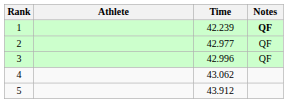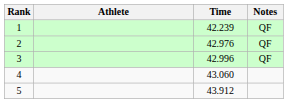(265, 28) bold -> (265, 28) normal
(220, 43) 42.977 -> (220, 43) 42.976
(220, 75) 43.062 -> (220, 75) 43.060
